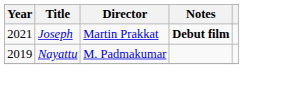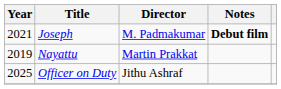(121, 34) Martin Prakkat -> (164, 34) M. Padmakumar
(125, 53) M. Padmakumar -> (160, 53) Martin Prakkat
+ row: (77, 73)
